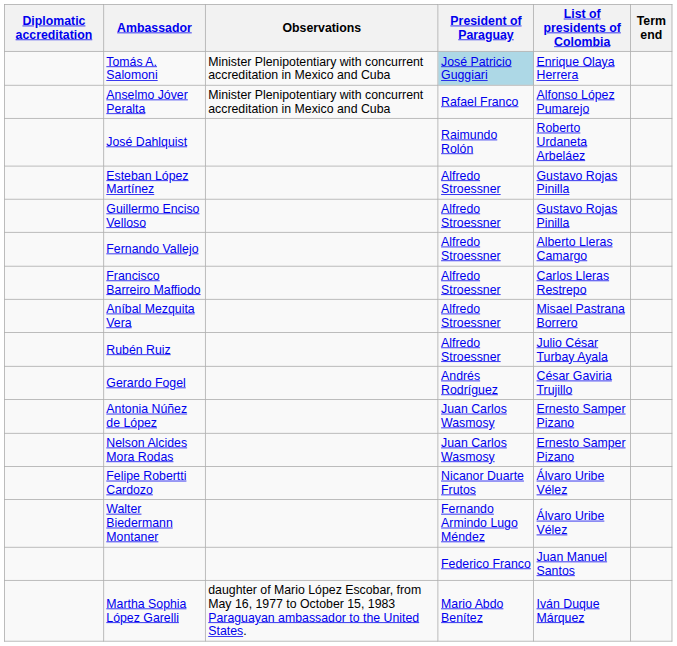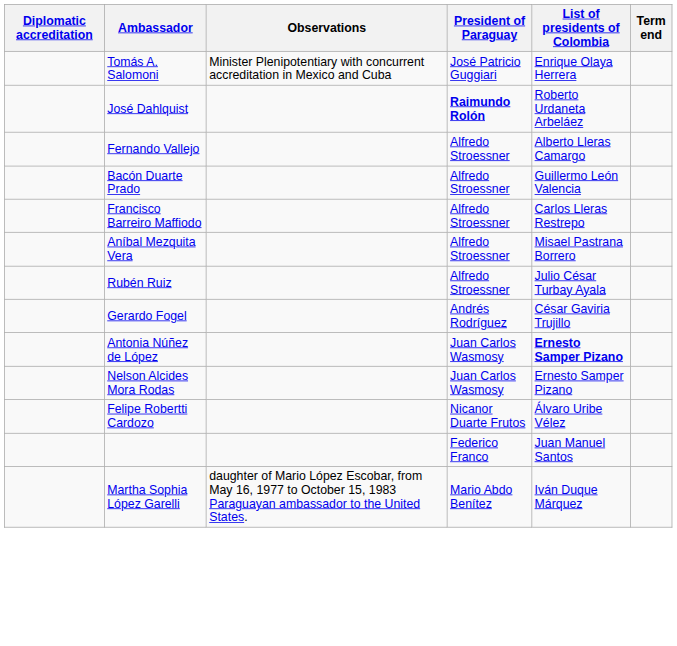(476, 68) lightblue background -> (485, 68) no background
- row: (147, 101)
(469, 142) normal -> (480, 108) bold
- row: (147, 182)
- row: (153, 215)
+ row: (145, 182)
(581, 416) normal -> (579, 349) bold
- row: (140, 523)
